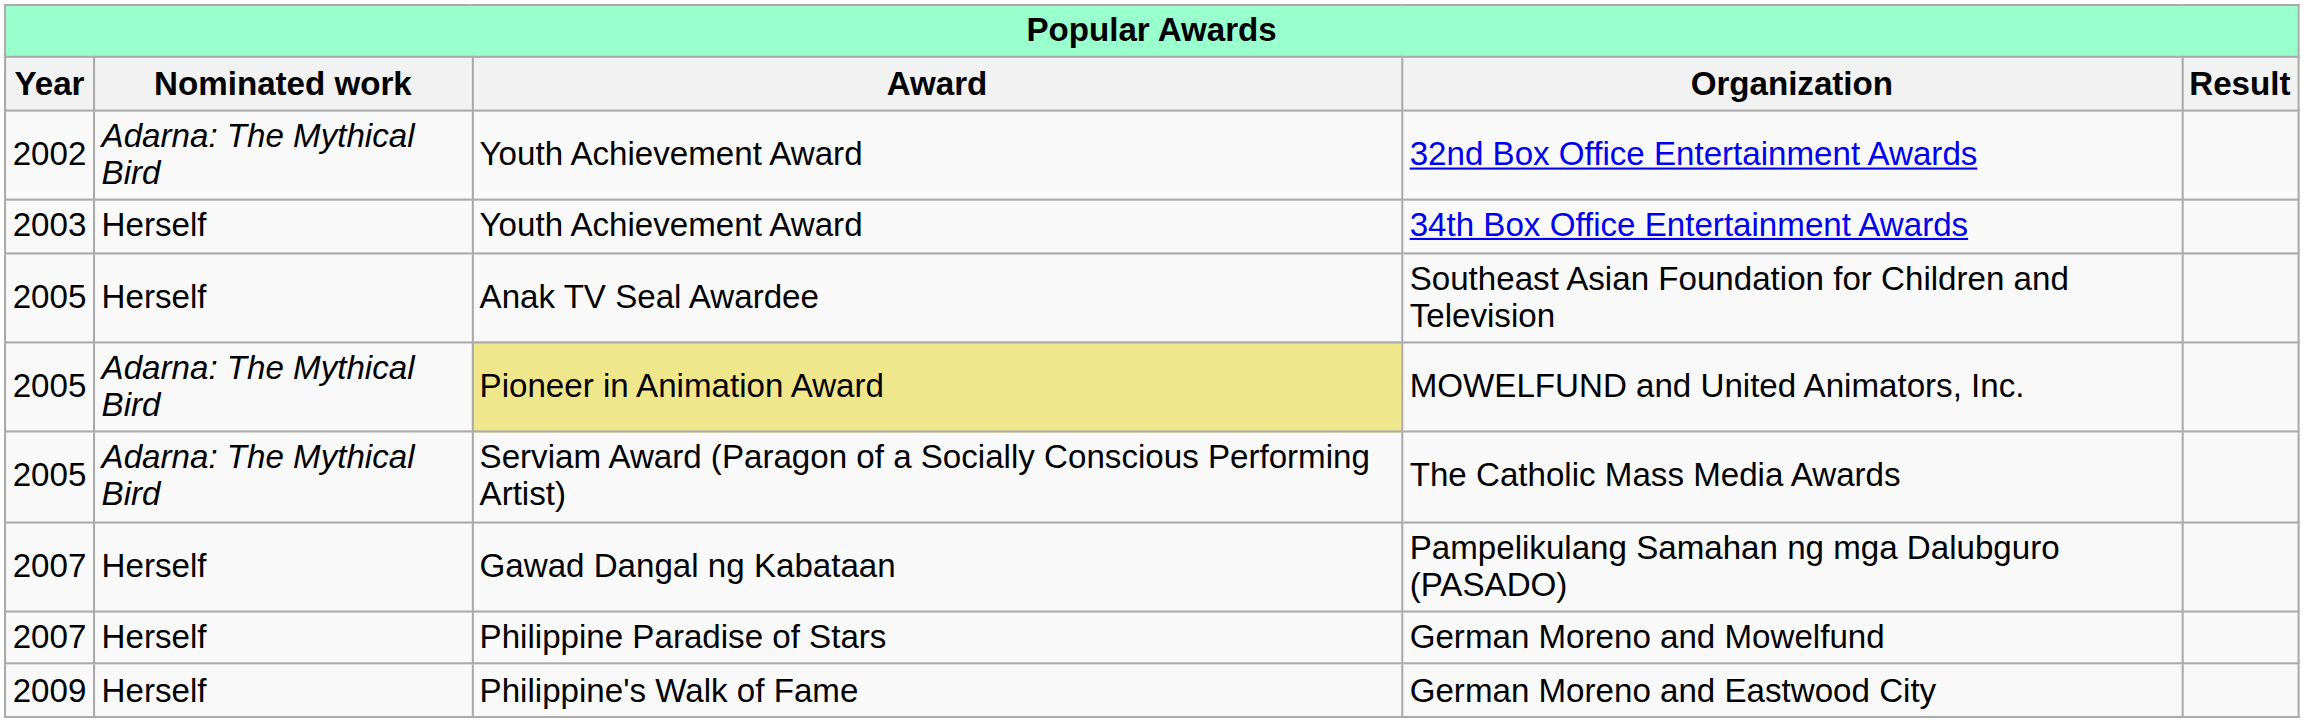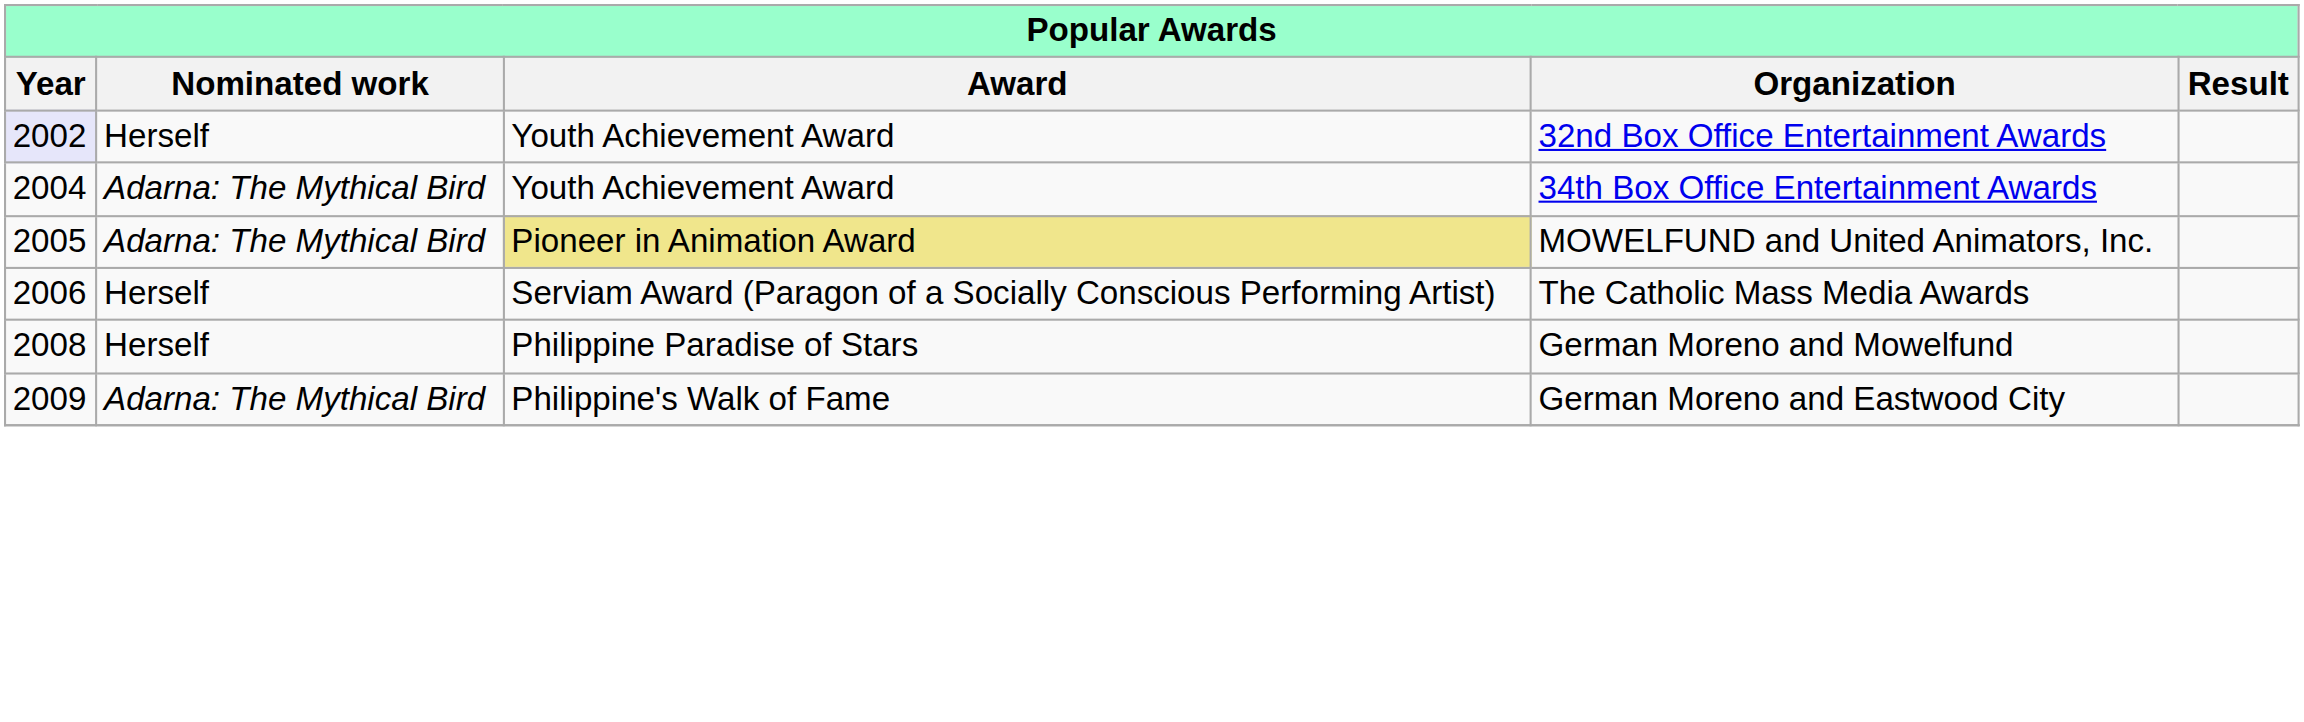(50, 154) no background -> (50, 135) lavender background
(258, 154) Adarna: The Mythical Bird -> (157, 135) Herself
(50, 225) 2003 -> (50, 188) 2004
(154, 225) Herself -> (295, 188) Adarna: The Mythical Bird
- row: (1739, 296)
(50, 476) 2005 -> (50, 293) 2006
(258, 476) Adarna: The Mythical Bird -> (157, 293) Herself
- row: (1735, 566)
(50, 637) 2007 -> (50, 345) 2008
(154, 689) Herself -> (295, 398) Adarna: The Mythical Bird
